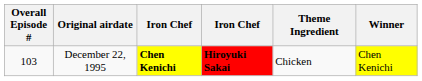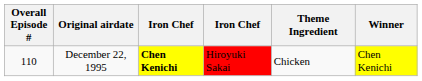(29, 60) 103 -> (29, 60) 110
(225, 60) bold -> (226, 60) normal
